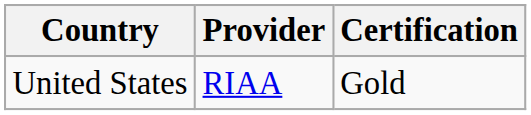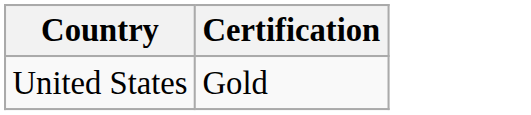- column: (264, 30)
